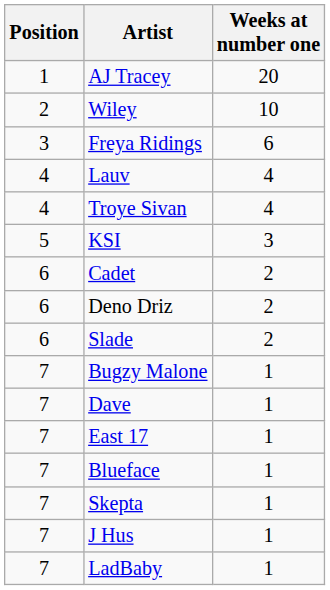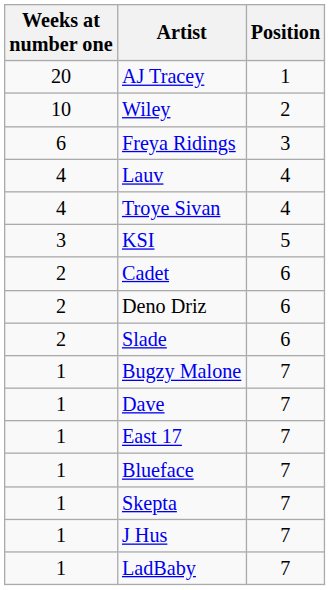columns swapped: (44, 32) <-> (268, 32)
